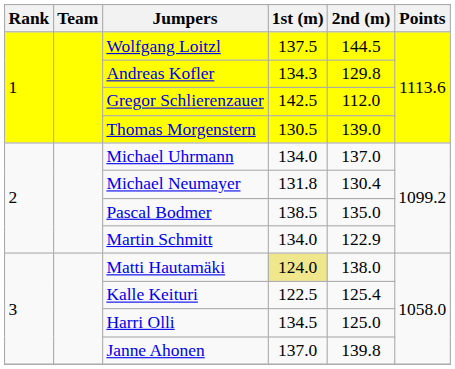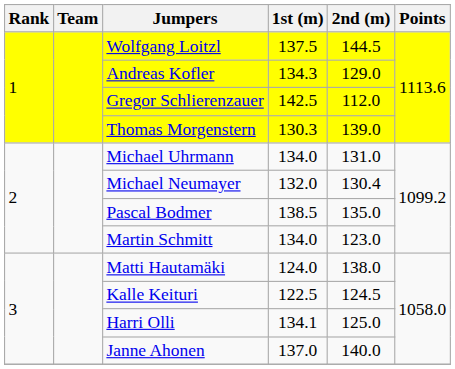(361, 73) 129.8 -> (361, 73) 129.0
(298, 128) 130.5 -> (298, 128) 130.3
(361, 156) 137.0 -> (361, 156) 131.0
(298, 184) 131.8 -> (298, 184) 132.0
(361, 239) 122.9 -> (361, 239) 123.0
(298, 267) khaki background -> (298, 267) no background
(361, 294) 125.4 -> (361, 294) 124.5
(298, 322) 134.5 -> (298, 322) 134.1
(361, 350) 139.8 -> (361, 350) 140.0
